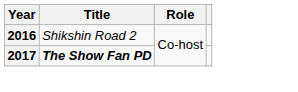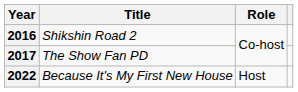(97, 55) bold -> (95, 55) normal
+ row: (22, 76)
